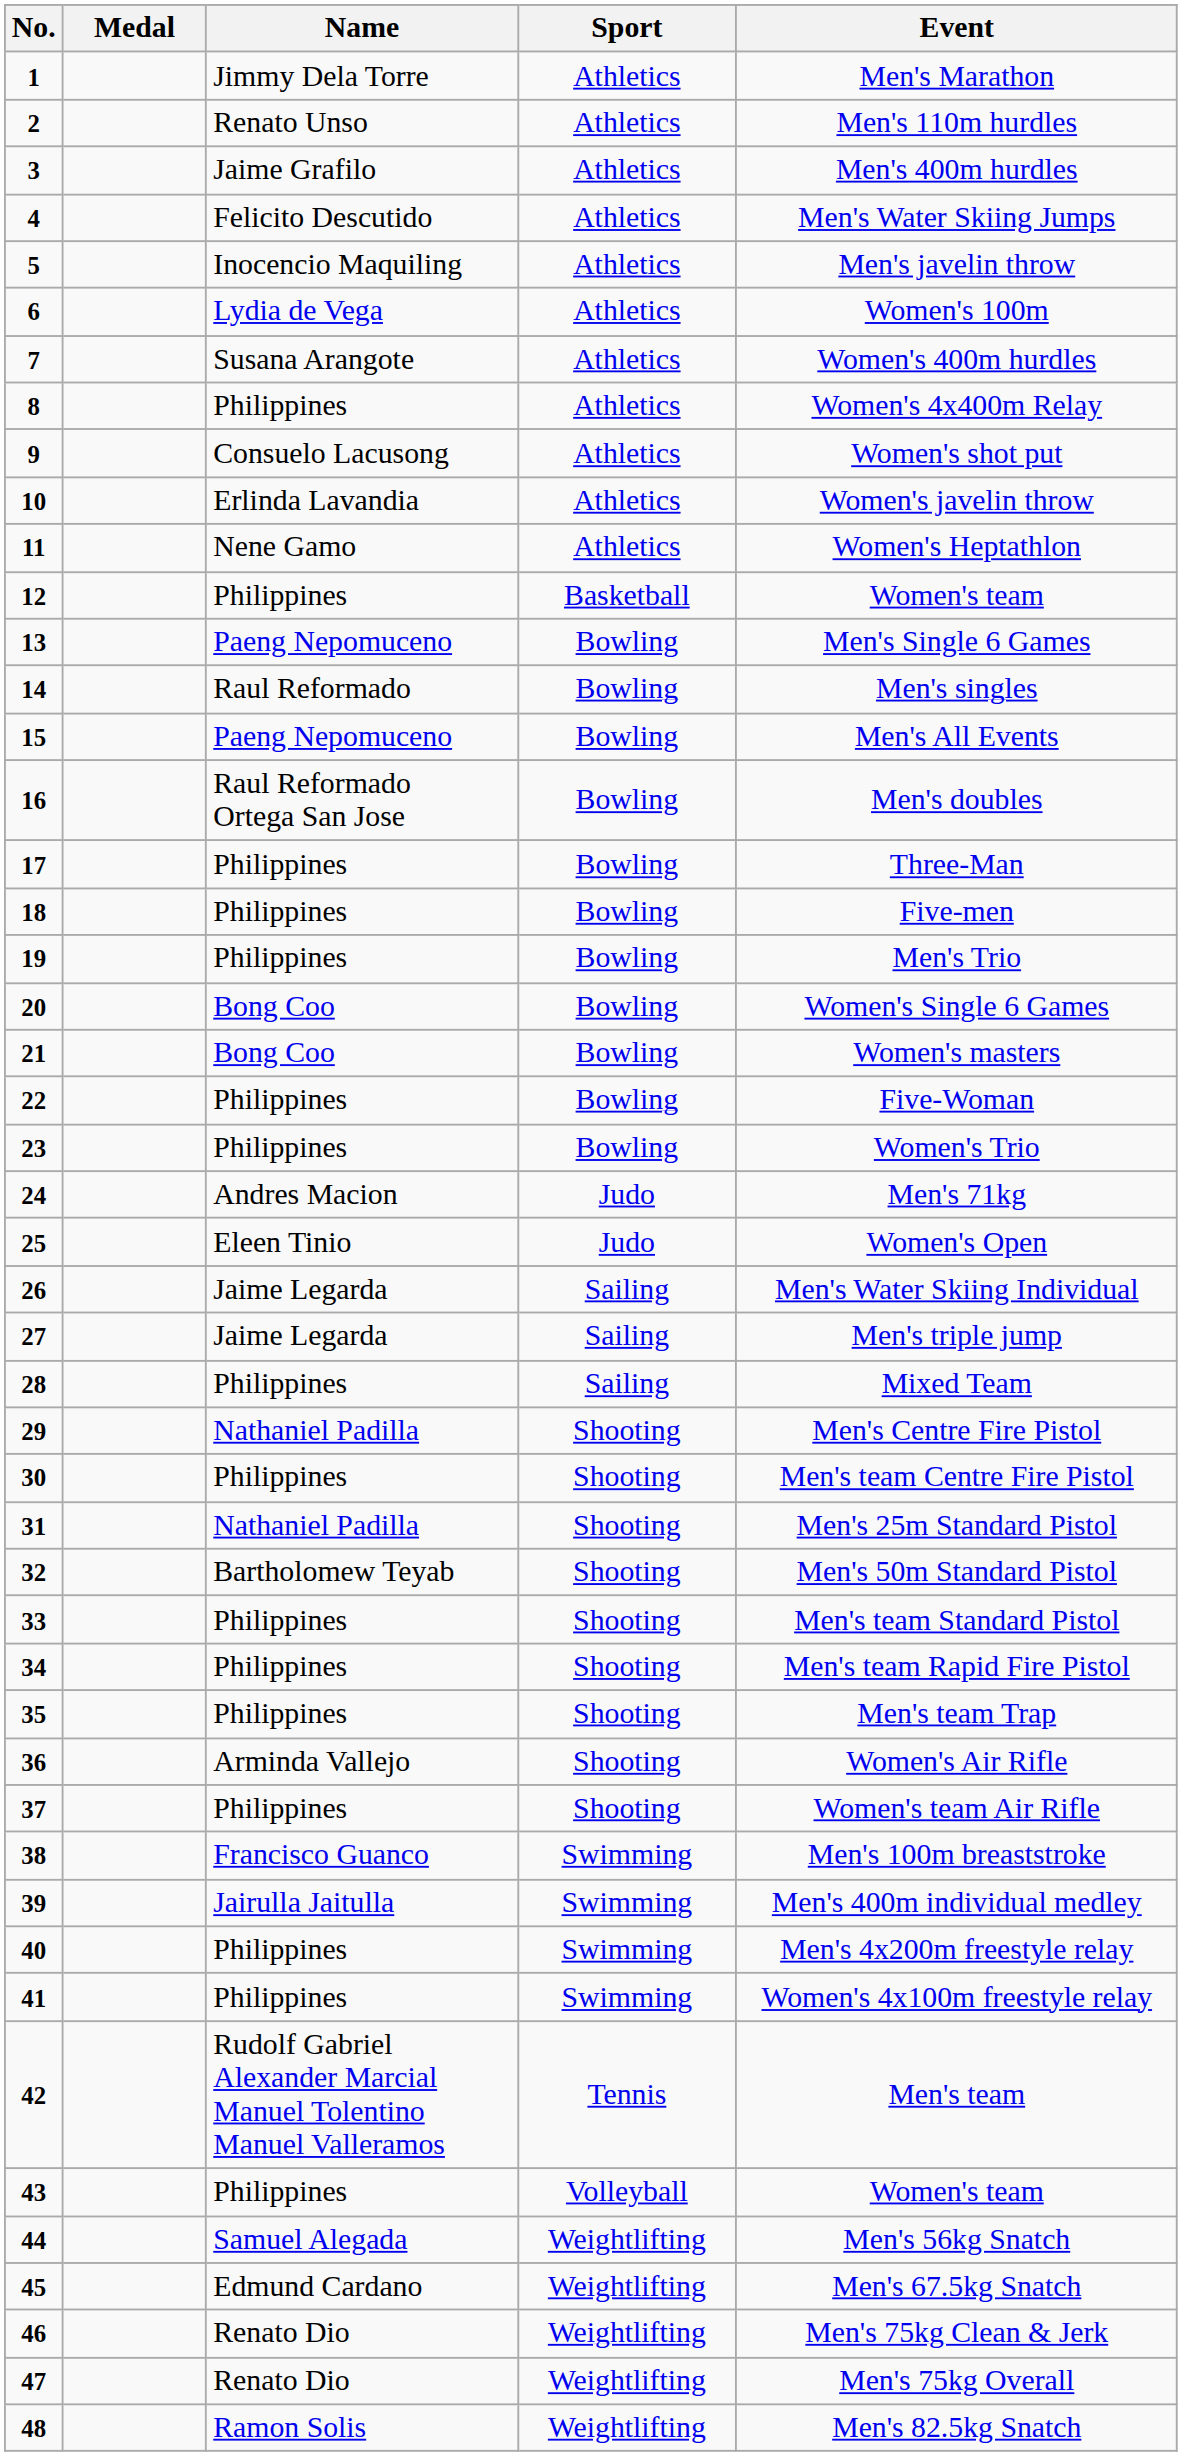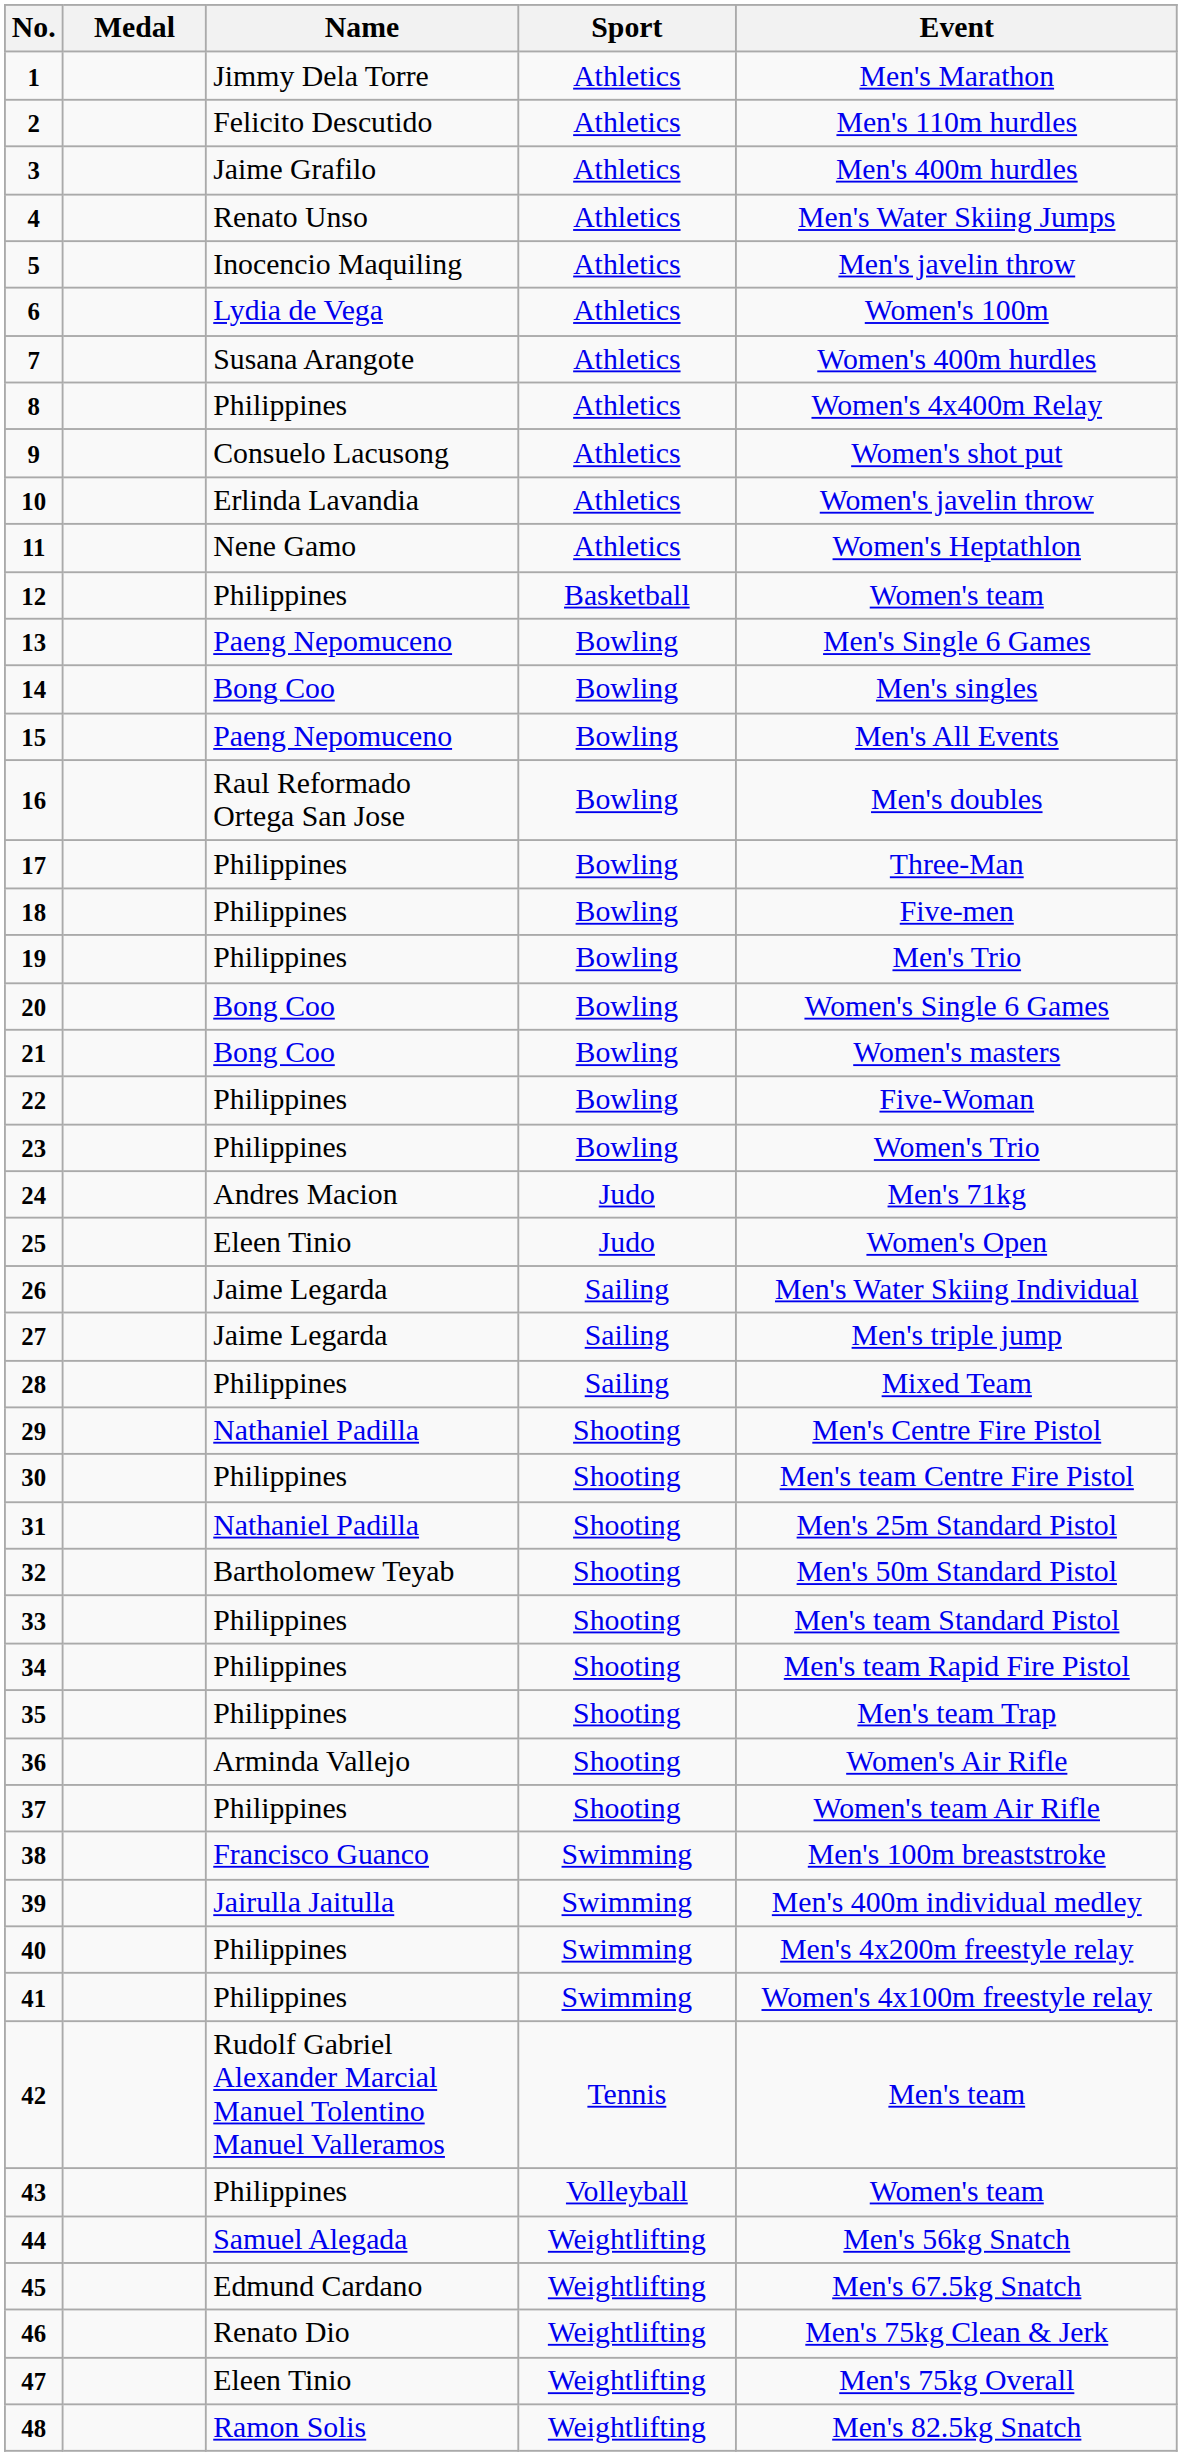(291, 122) Renato Unso -> (323, 122) Felicito Descutido
(323, 216) Felicito Descutido -> (291, 216) Renato Unso
(312, 688) Raul Reformado -> (274, 688) Bong Coo
(281, 2380) Renato Dio -> (282, 2380) Eleen Tinio
